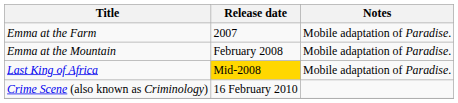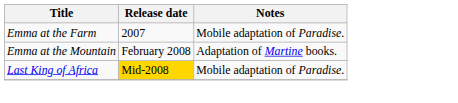(377, 51) Mobile adaptation of Paradise. -> (267, 51) Adaptation of Martine books.
- row: (108, 88)
